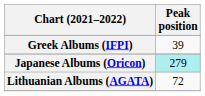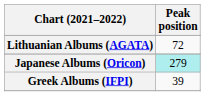rows swapped: (80, 44) <-> (80, 81)
